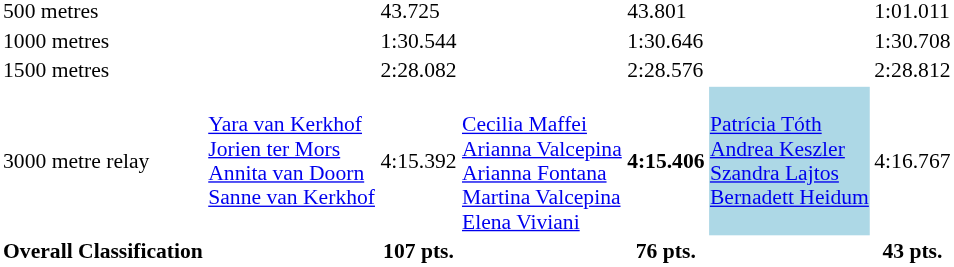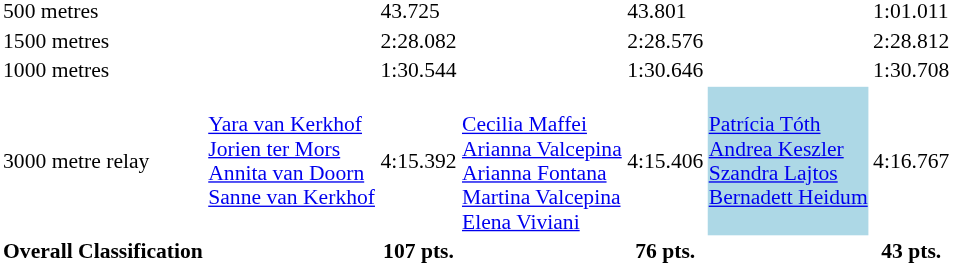rows swapped: (56, 40) <-> (56, 70)
(666, 160) bold -> (665, 160) normal
